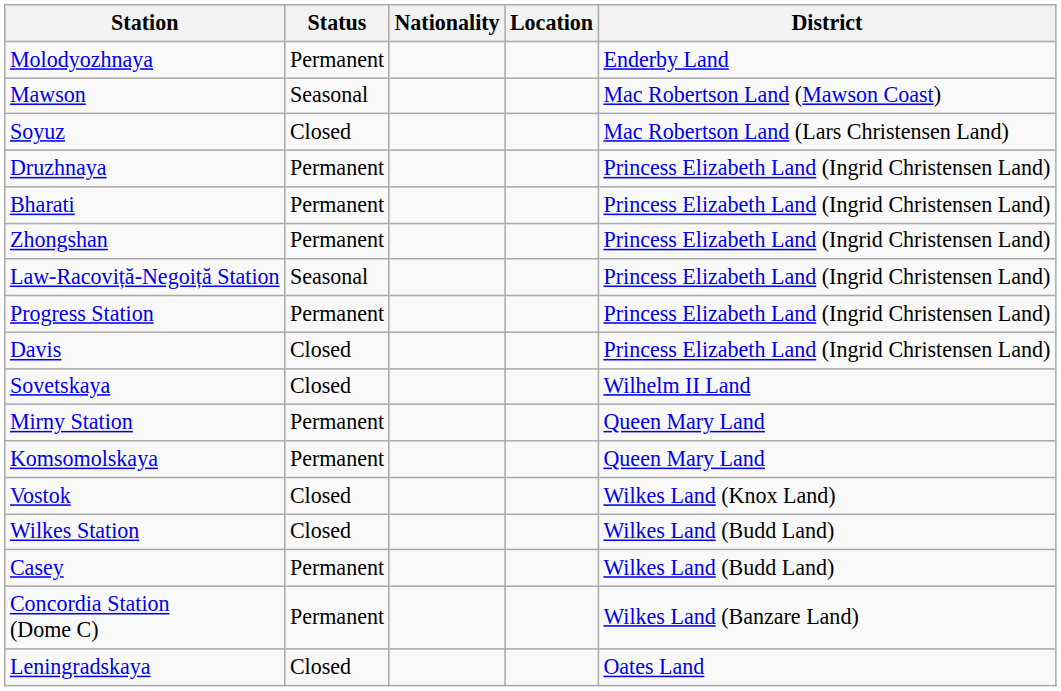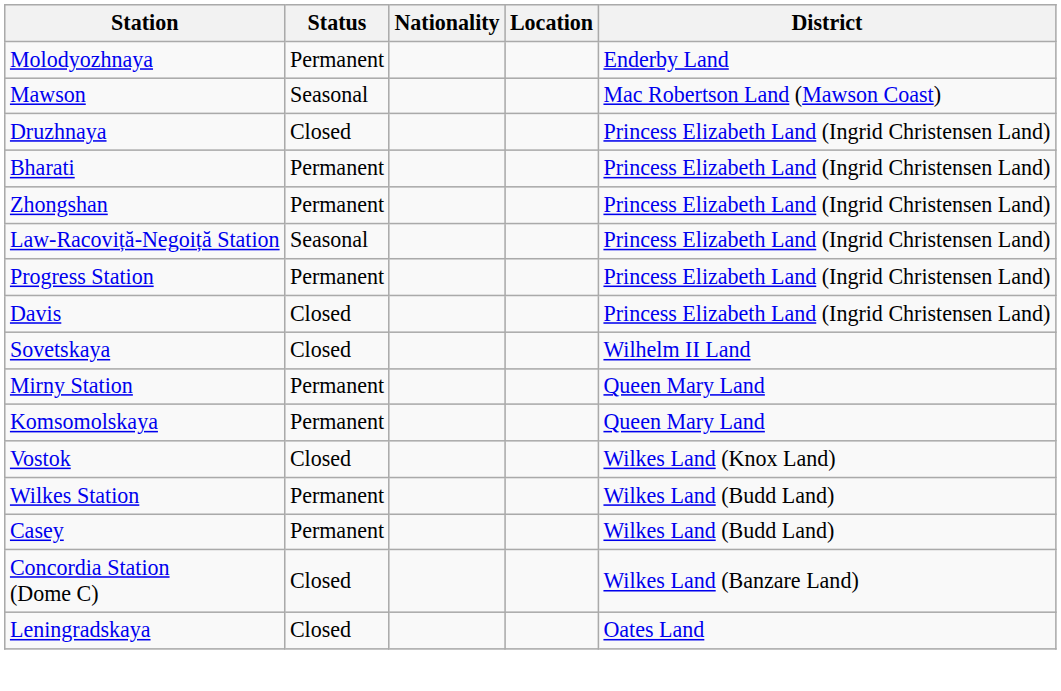- row: (37, 132)
(337, 168) Permanent -> (320, 132) Closed
(320, 531) Closed -> (337, 495) Permanent
(337, 617) Permanent -> (320, 581) Closed
